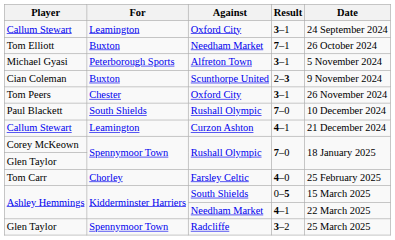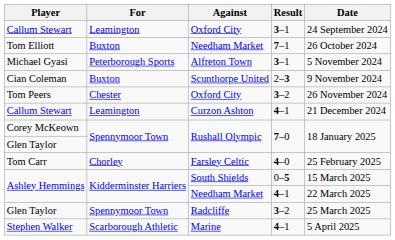(282, 95) 3–1 -> (282, 95) 3–2
- row: (35, 111)
+ row: (40, 227)
